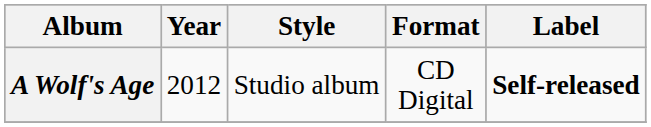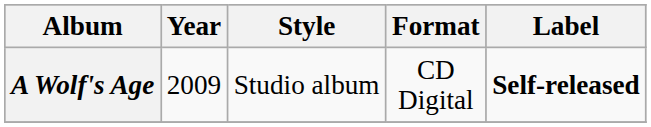(194, 84) 2012 -> (194, 84) 2009
